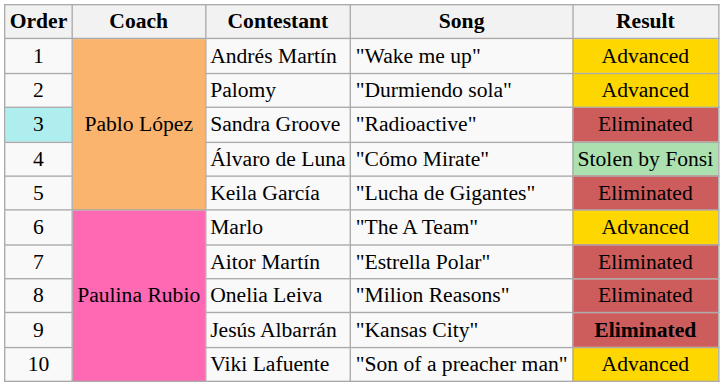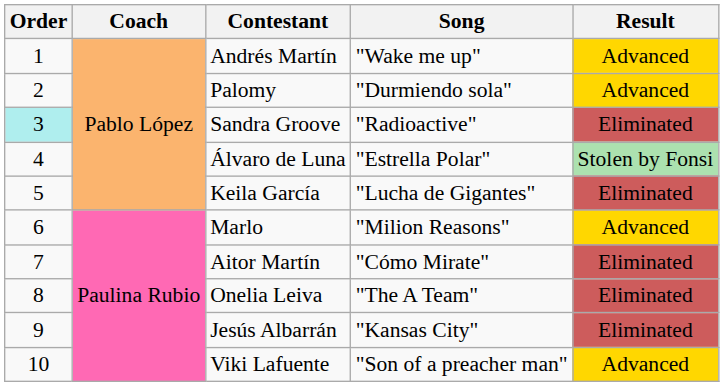(422, 158) "Cómo Mirate" -> (423, 158) "Estrella Polar"
(417, 227) "The A Team" -> (433, 227) "Milion Reasons"
(423, 261) "Estrella Polar" -> (422, 261) "Cómo Mirate"
(433, 295) "Milion Reasons" -> (417, 295) "The A Team"
(645, 329) bold -> (645, 329) normal
